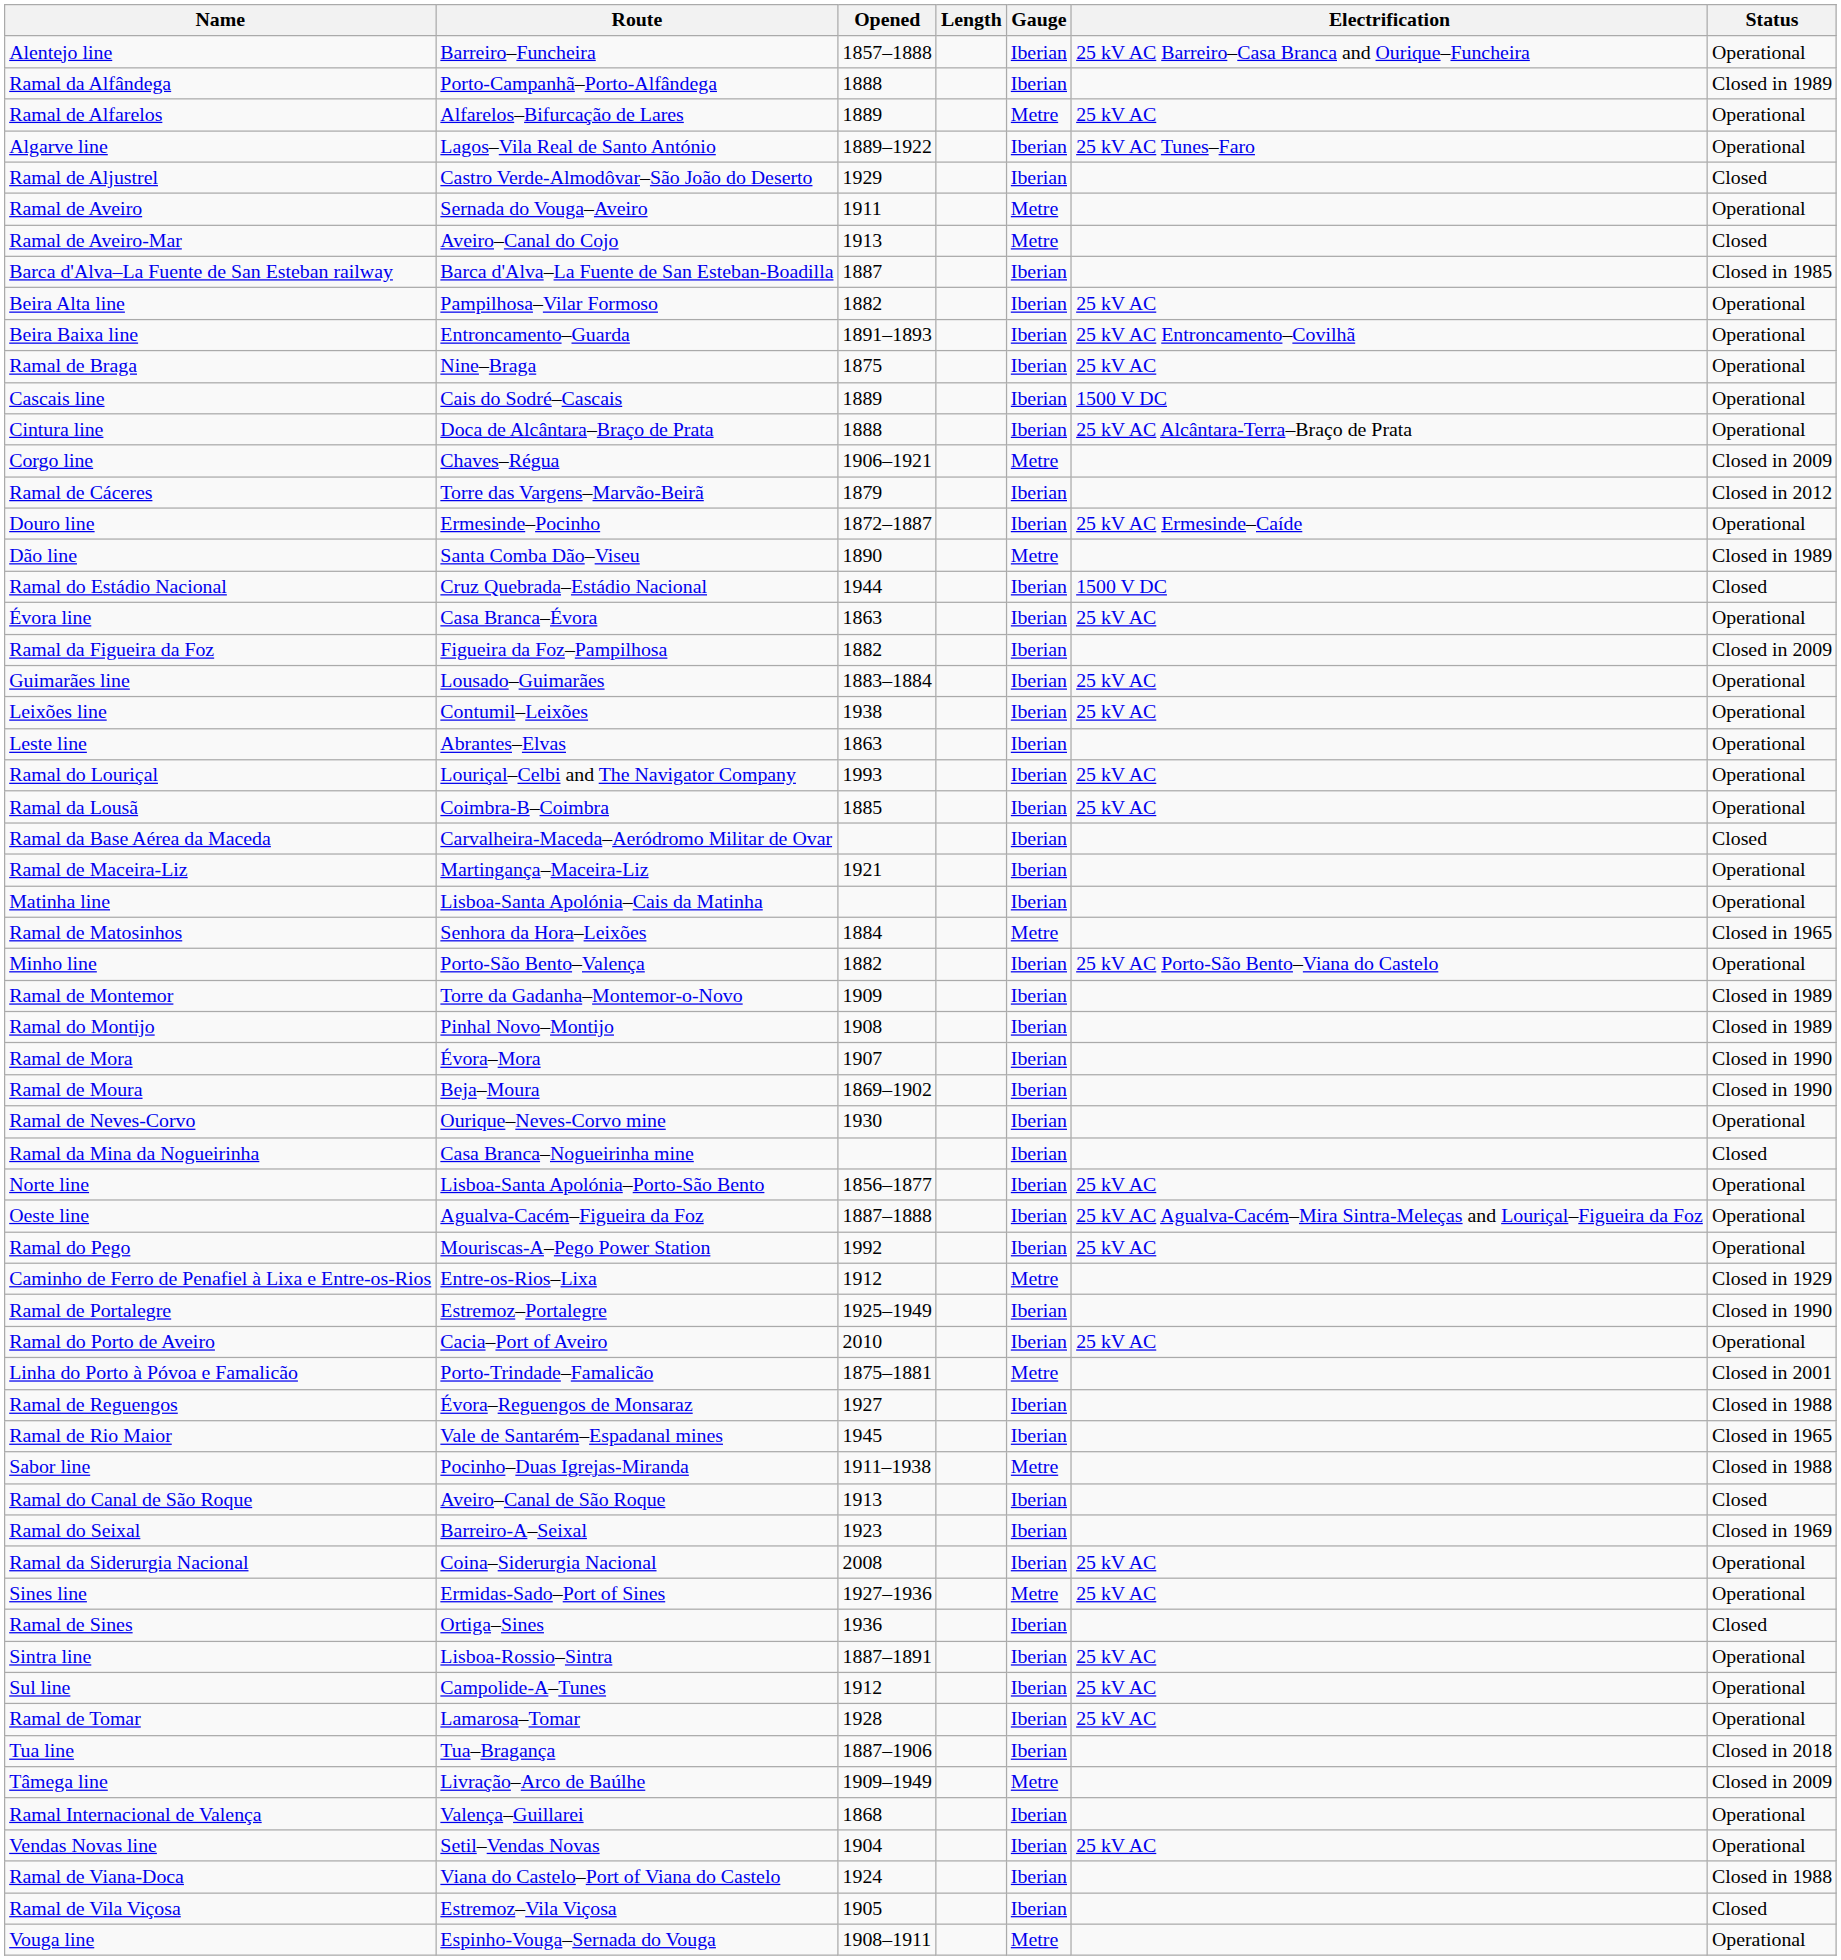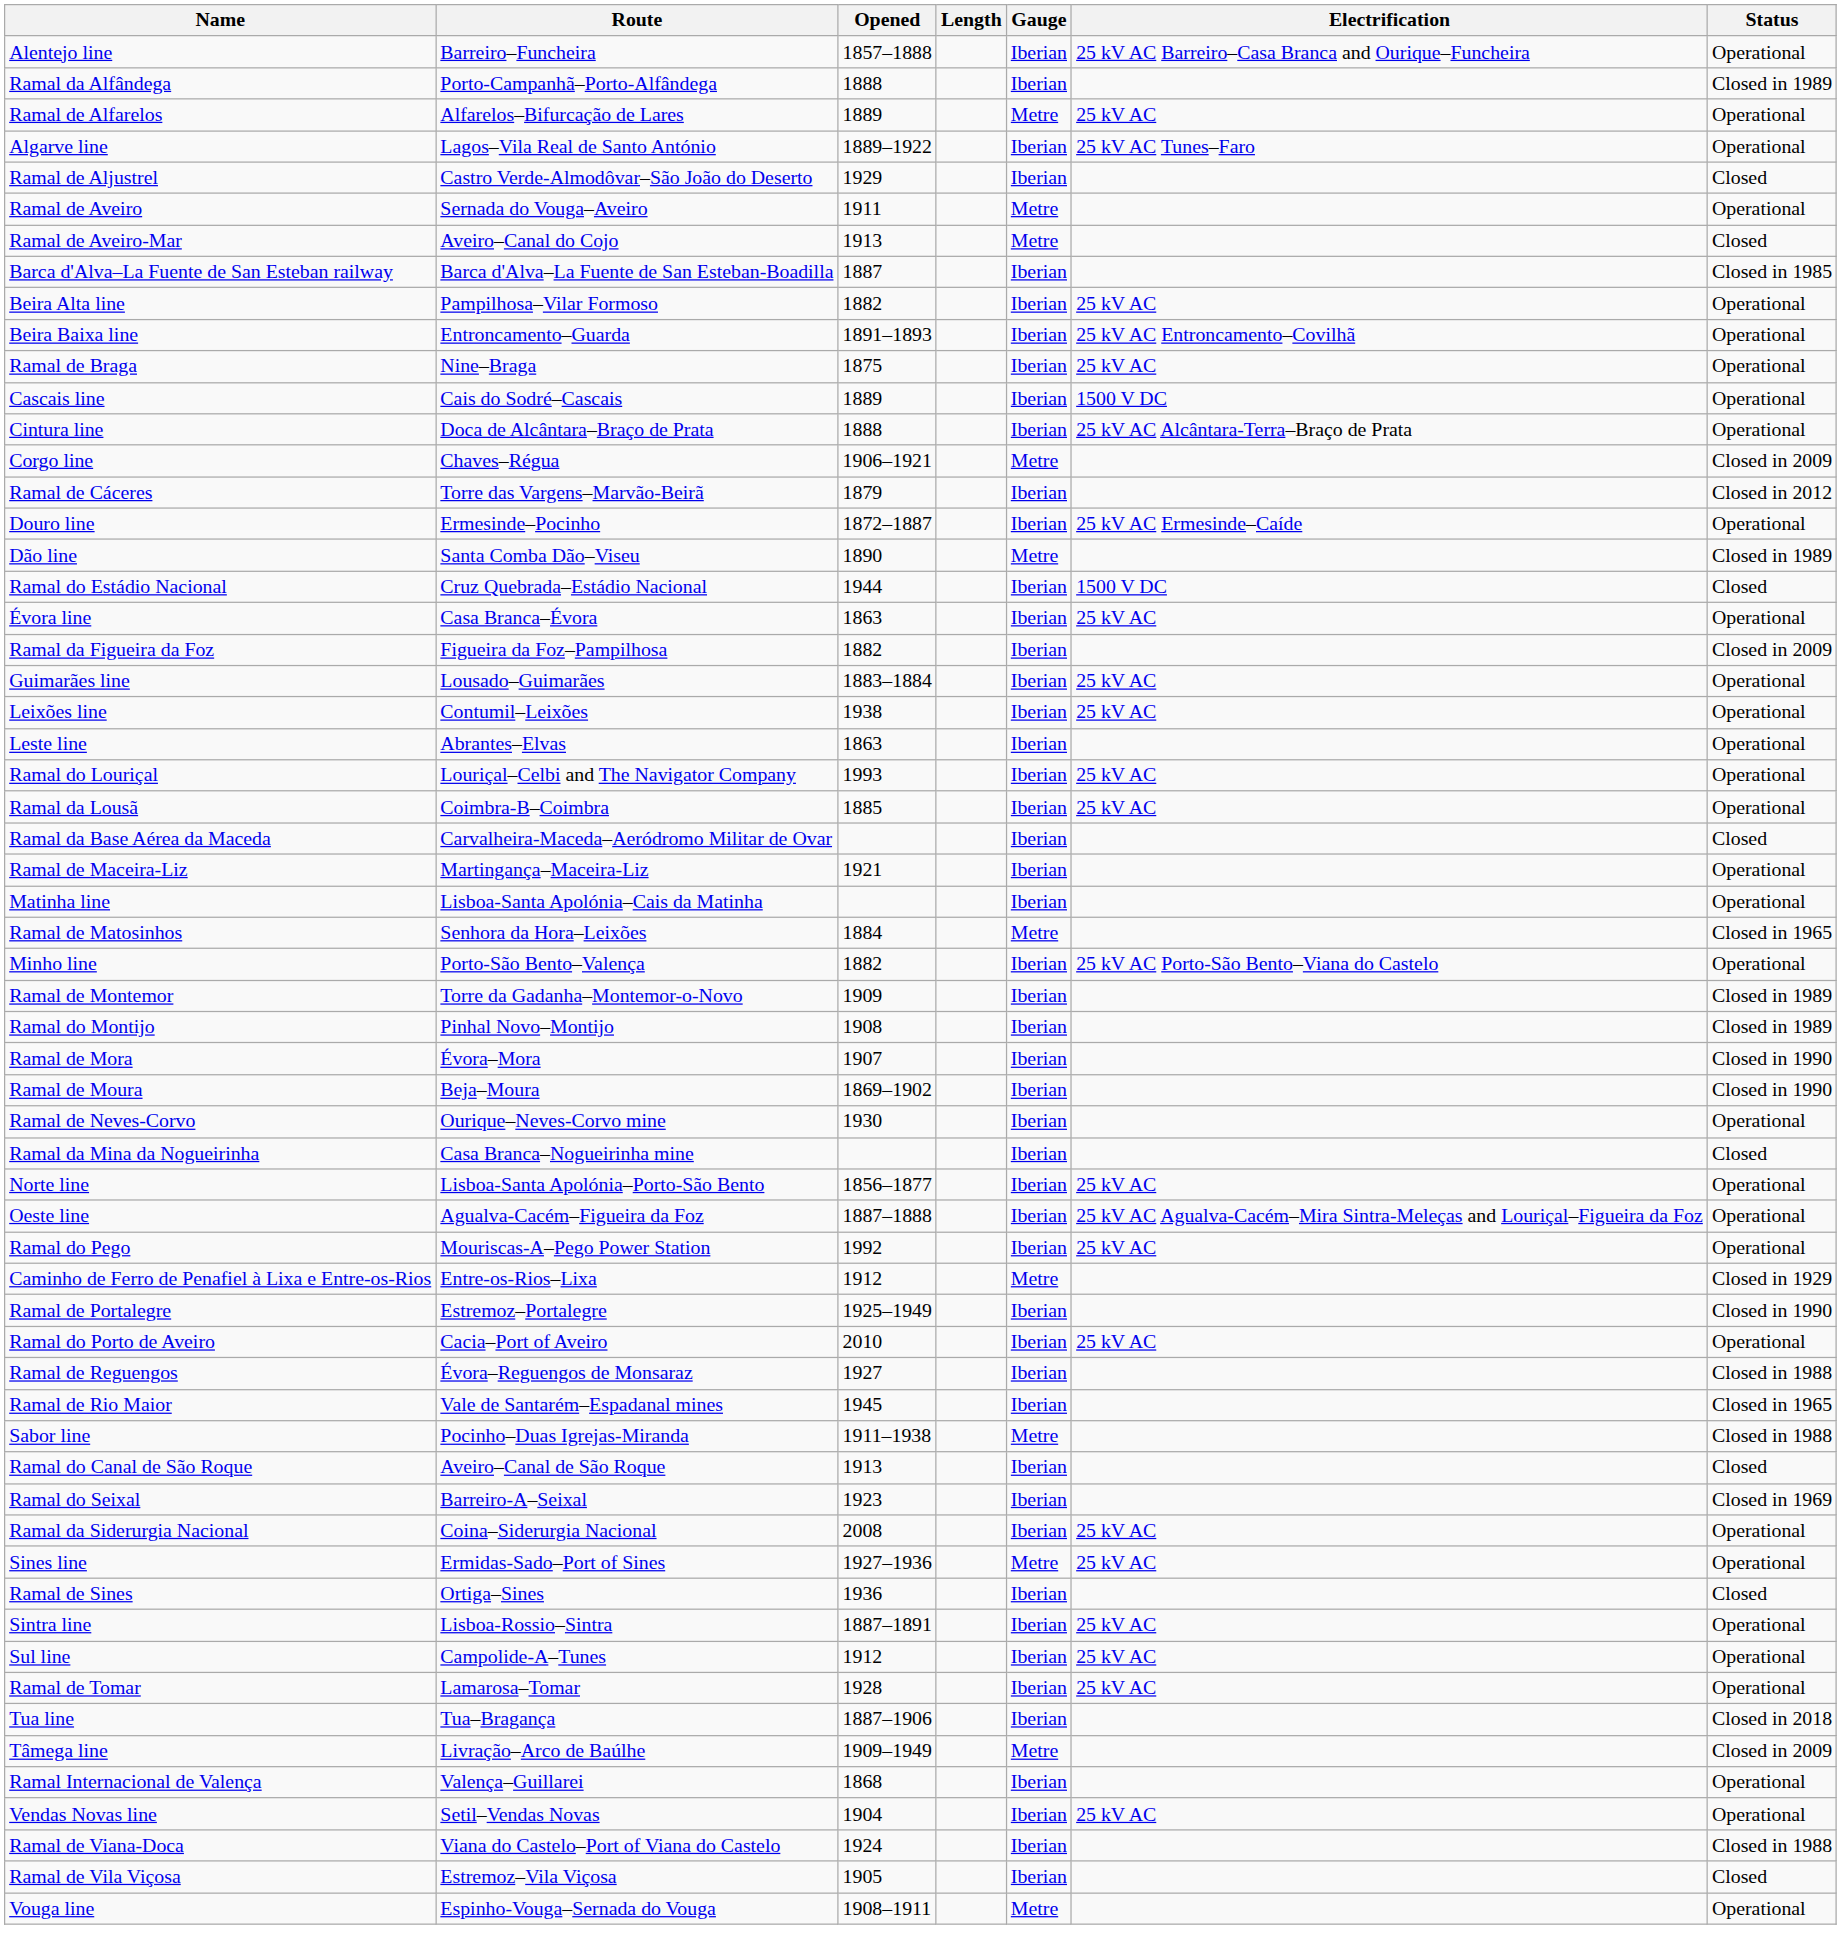- row: (154, 1373)
